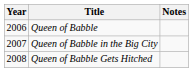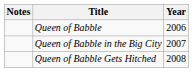columns swapped: (17, 12) <-> (174, 12)
